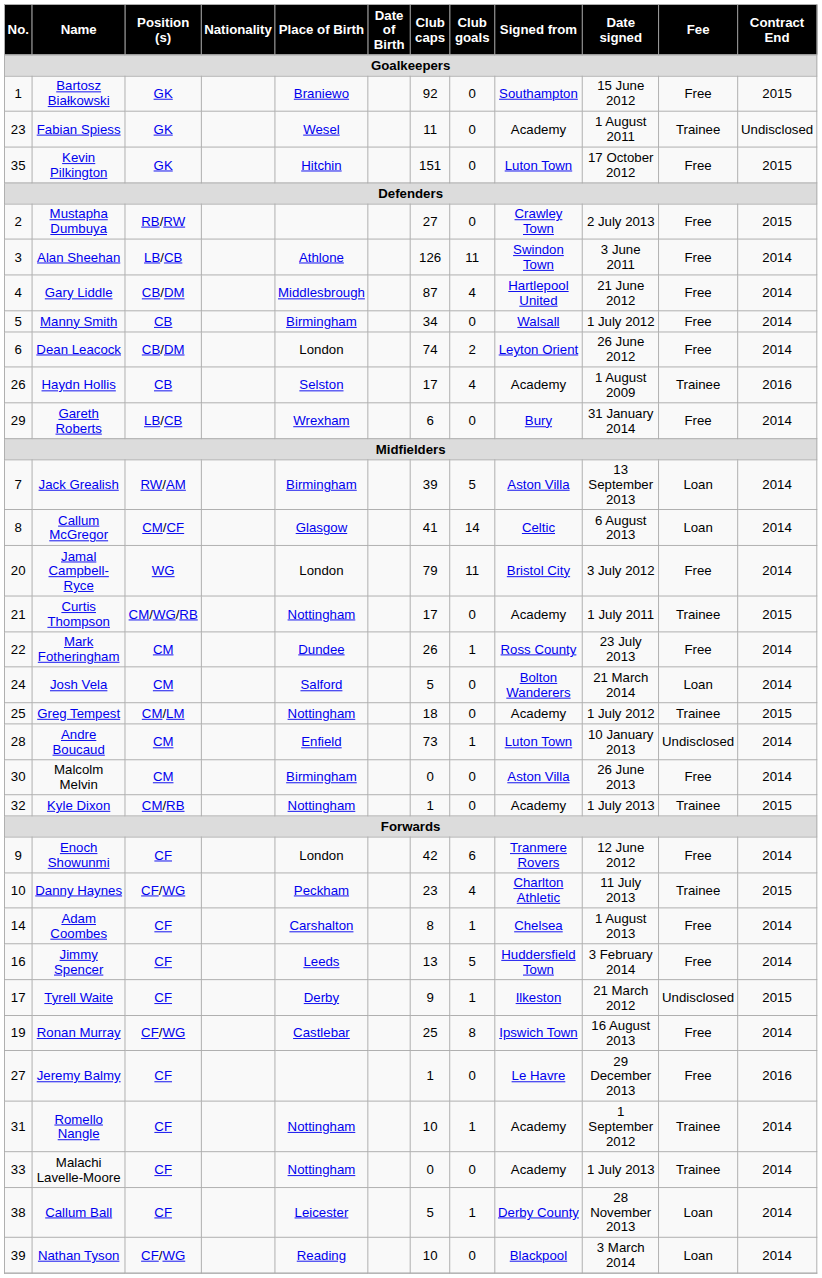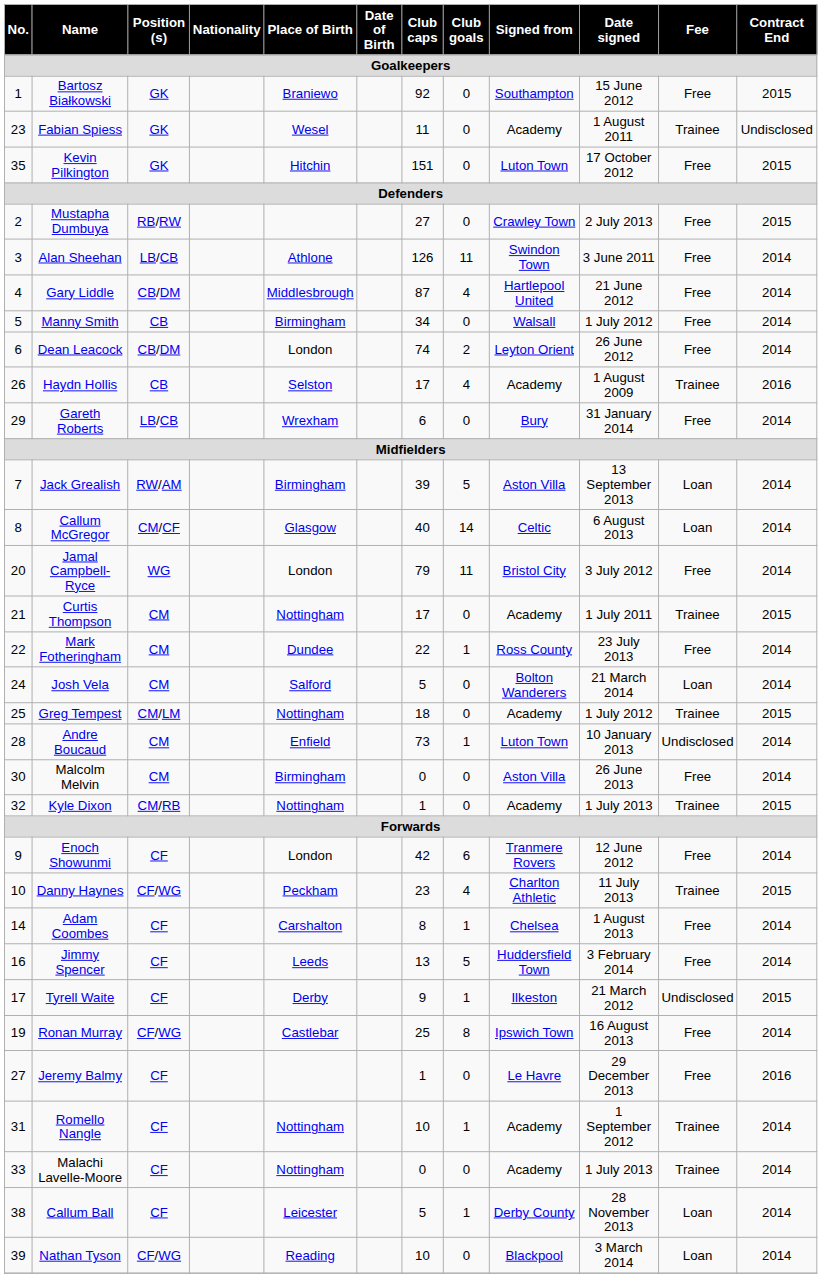(430, 528) 41 -> (422, 528) 40
(163, 614) CM/WG/RB -> (159, 614) CM
(430, 650) 26 -> (422, 650) 22
